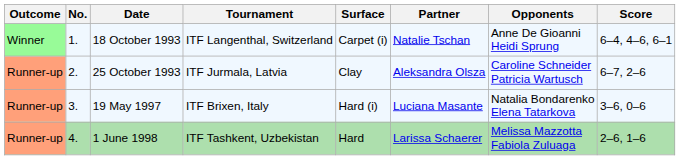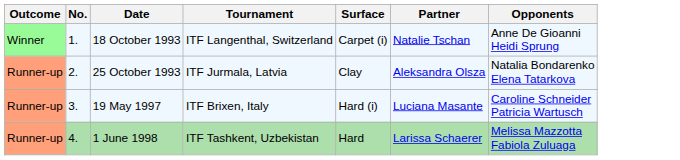- column: (636, 13)
(541, 72) Caroline Schneider Patricia Wartusch -> (543, 72) Natalia Bondarenko Elena Tatarkova
(543, 105) Natalia Bondarenko Elena Tatarkova -> (541, 105) Caroline Schneider Patricia Wartusch
